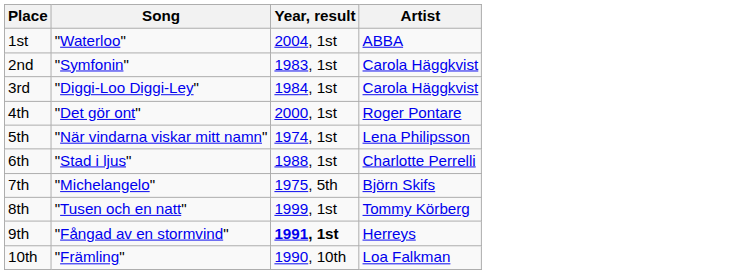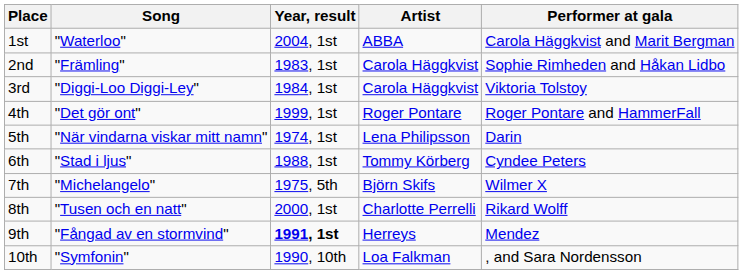+ column: (610, 16)
(92, 64) "Symfonin" -> (90, 64) "Främling"
(306, 112) 2000, 1st -> (306, 112) 1999, 1st
(419, 161) Charlotte Perrelli -> (416, 161) Tommy Körberg
(306, 209) 1999, 1st -> (306, 209) 2000, 1st
(416, 209) Tommy Körberg -> (419, 209) Charlotte Perrelli
(90, 257) "Främling" -> (92, 257) "Symfonin"
